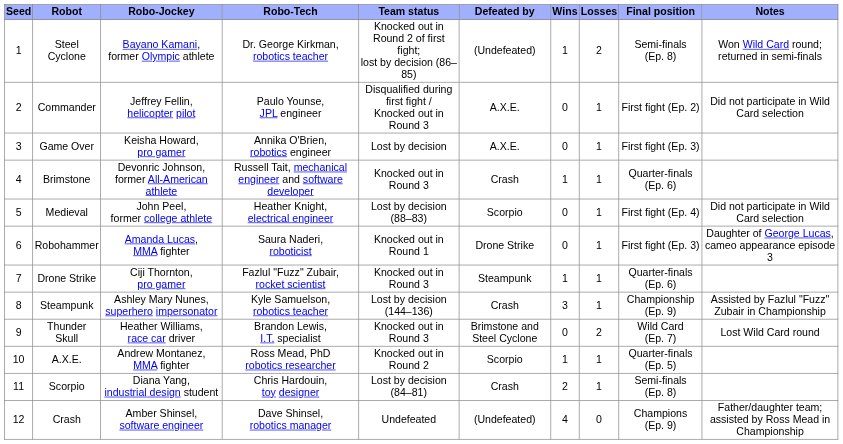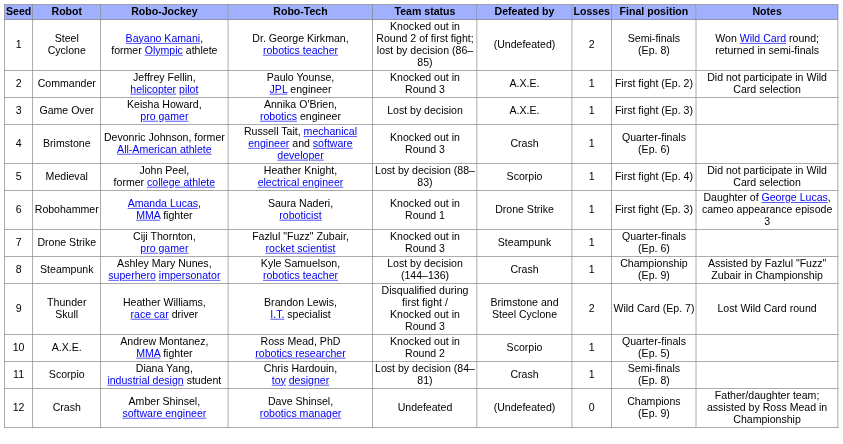- column: (565, 12)
(409, 107) Disqualified during first fight / Knocked out in Round 3 -> (425, 84) Knocked out in Round 3
(409, 332) Knocked out in Round 3 -> (425, 309) Disqualified during first fight / Knocked out in Round 3
